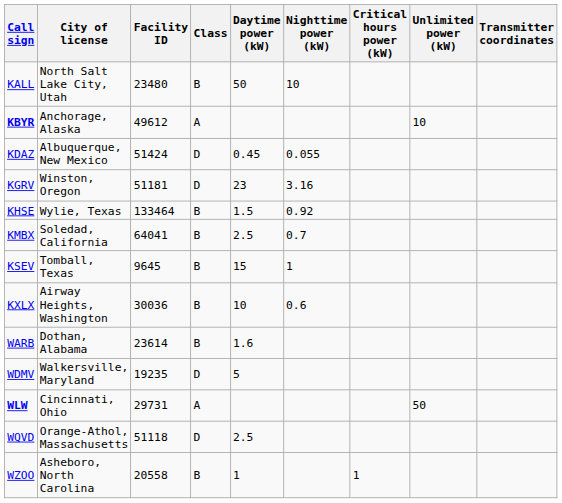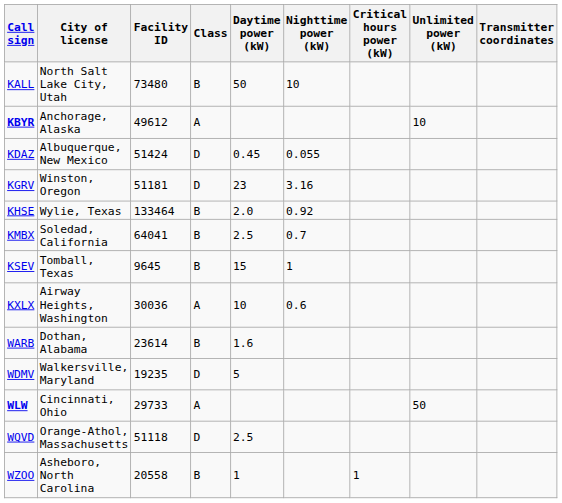(151, 84) 23480 -> (151, 84) 73480
(243, 210) 1.5 -> (243, 210) 2.0
(197, 305) B -> (197, 305) A
(151, 406) 29731 -> (151, 406) 29733
